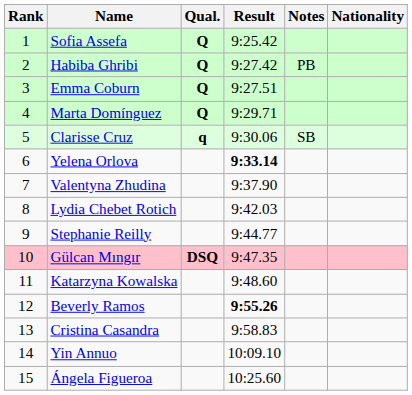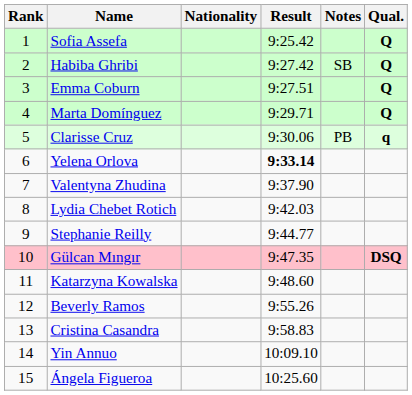columns swapped: (368, 16) <-> (202, 16)
(306, 64) PB -> (343, 64) SB
(306, 137) SB -> (343, 137) PB
(254, 305) bold -> (291, 305) normal
